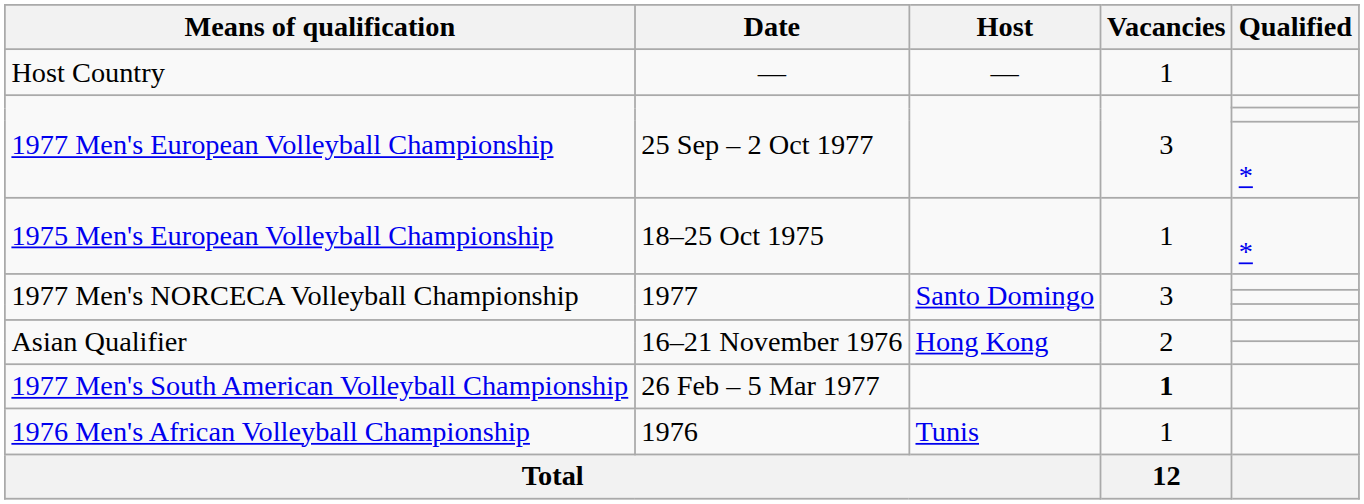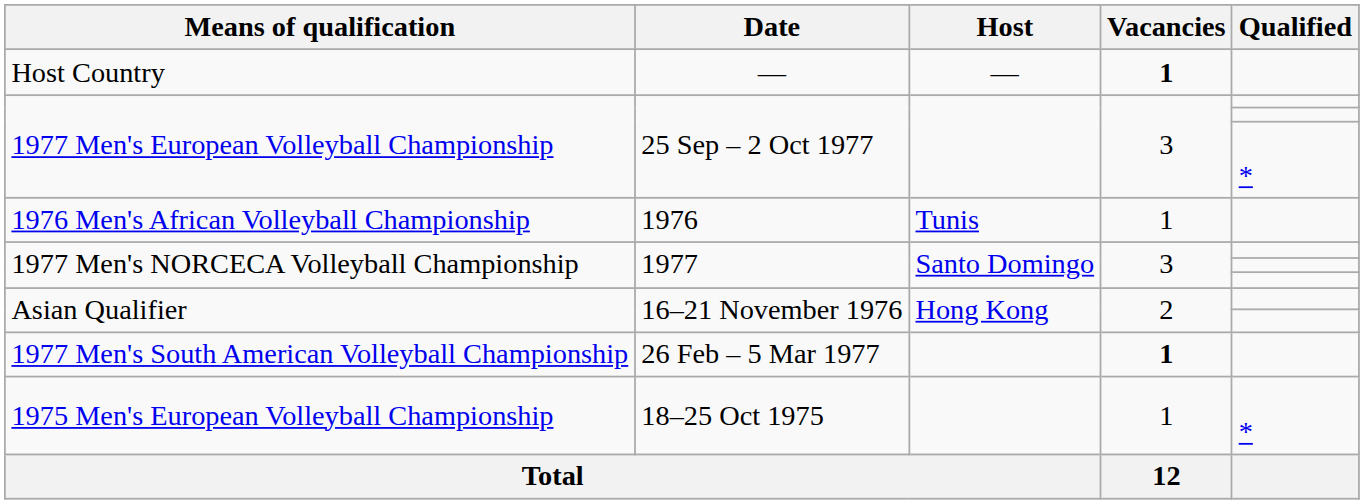(1166, 71) normal -> (1166, 71) bold
rows swapped: (282, 235) <-> (271, 431)
